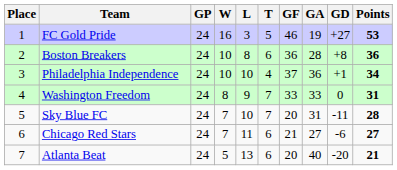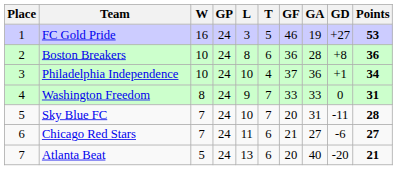columns swapped: (203, 14) <-> (225, 14)
